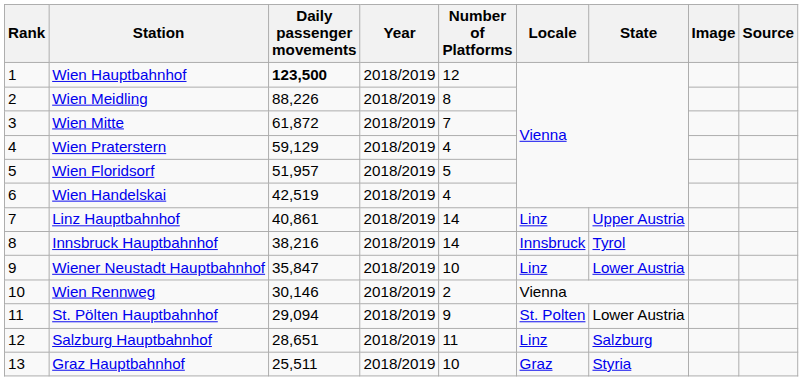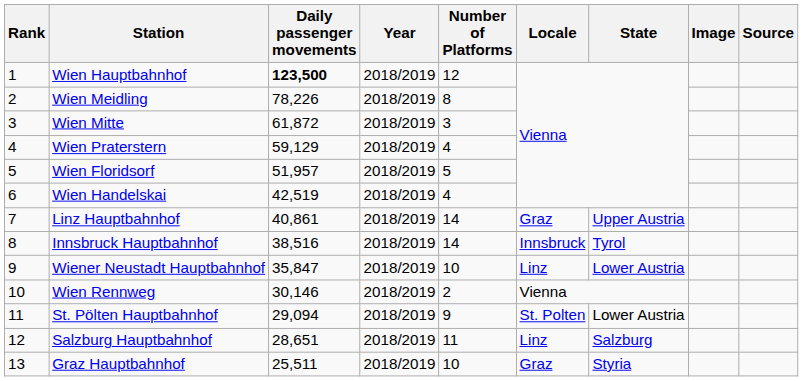(295, 98) 88,226 -> (295, 98) 78,226
(447, 123) 7 -> (447, 123) 3
(533, 219) Linz -> (536, 219) Graz
(295, 243) 38,216 -> (295, 243) 38,516
